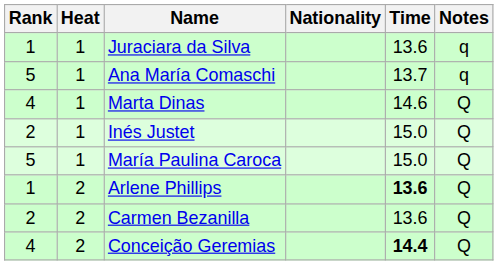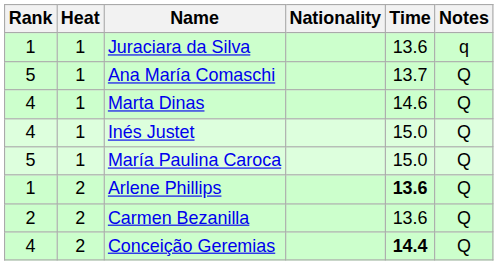(464, 75) q -> (464, 75) Q
(31, 132) 2 -> (31, 132) 4
